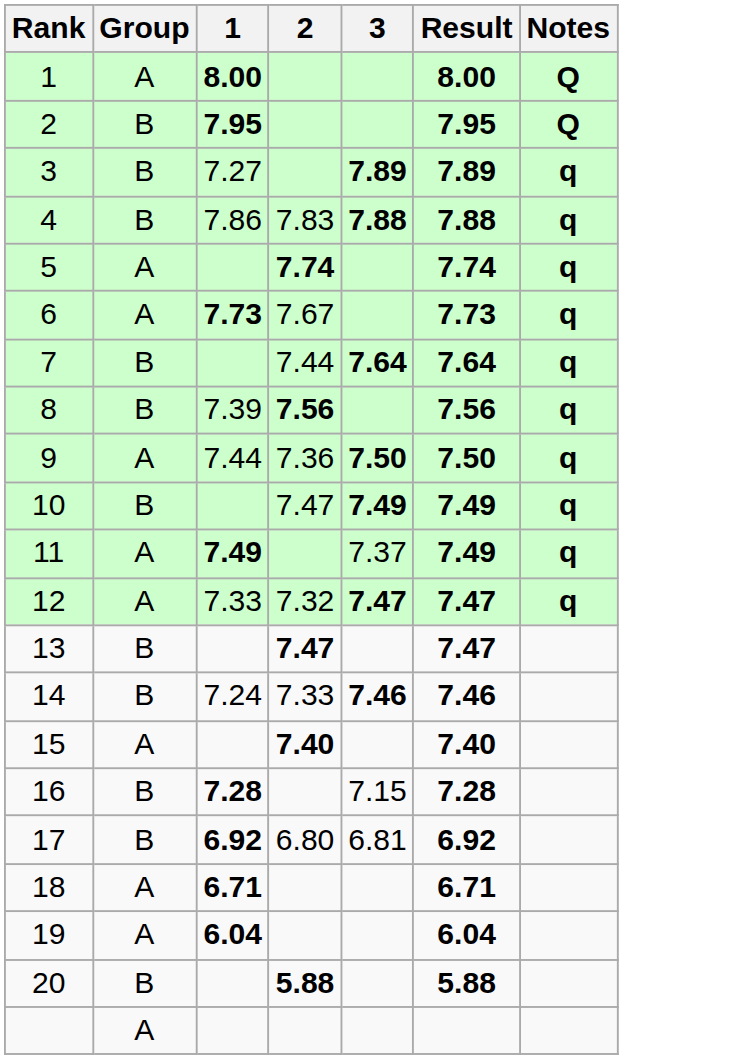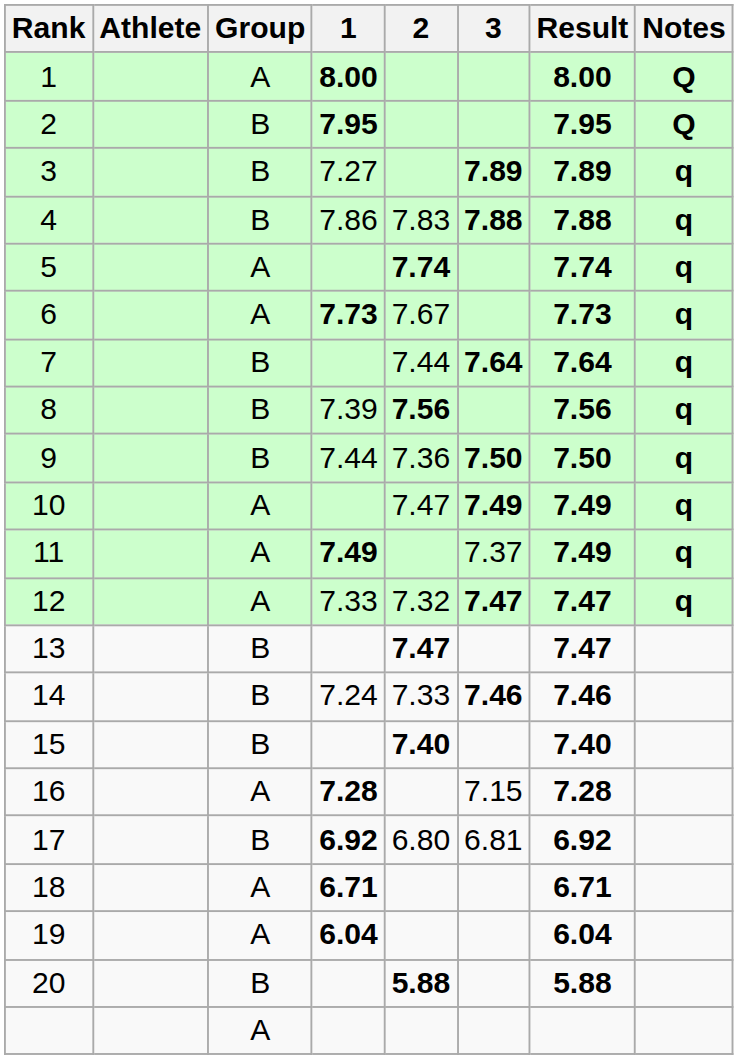+ column: (150, 28)
(144, 457) A -> (260, 457) B
(144, 505) B -> (260, 505) A
(144, 743) A -> (260, 743) B
(144, 791) B -> (260, 791) A
